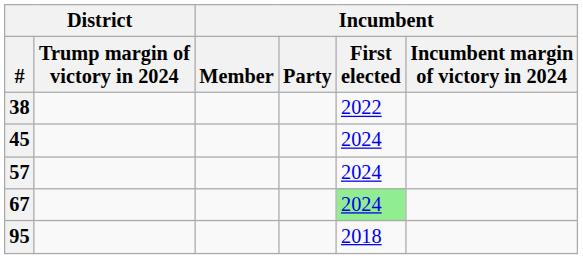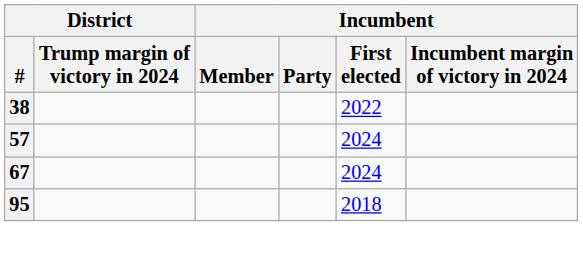- row: (19, 140)
(361, 204) lightgreen background -> (361, 172) no background
